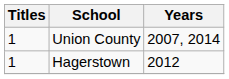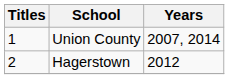(12, 62) 1 -> (12, 62) 2
